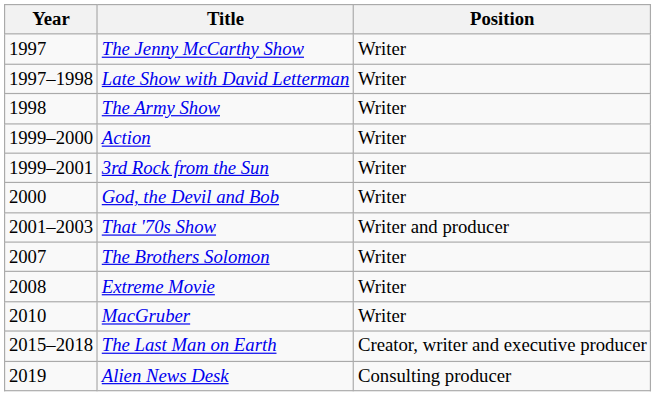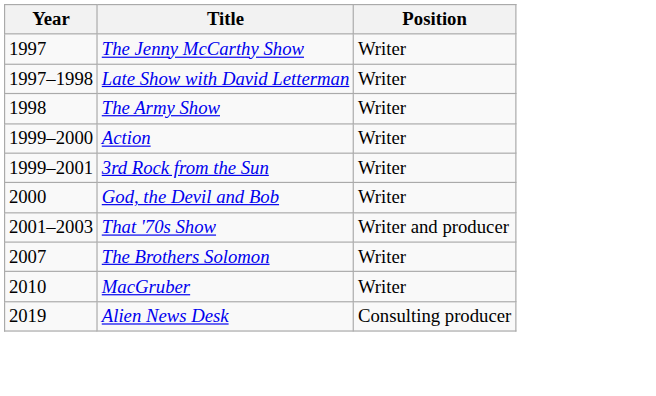- row: (158, 286)
- row: (189, 345)
